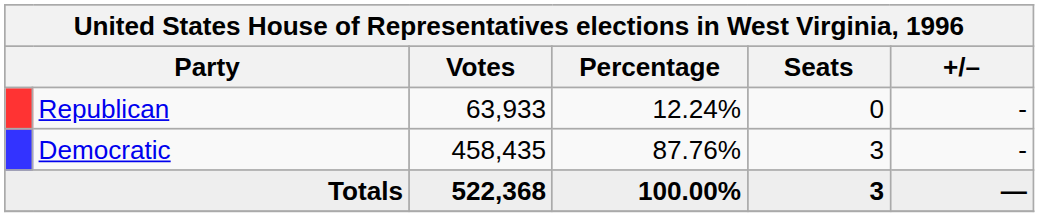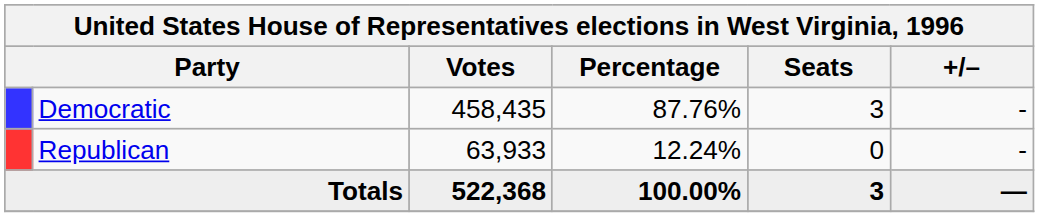rows swapped: (105, 150) <-> (104, 109)
